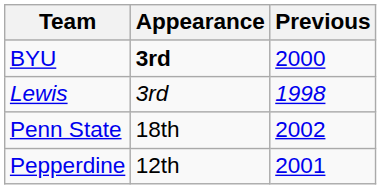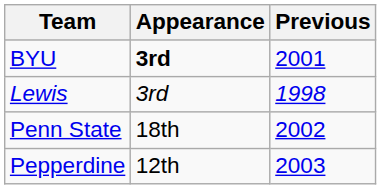(300, 58) 2000 -> (300, 58) 2001
(300, 165) 2001 -> (300, 165) 2003
